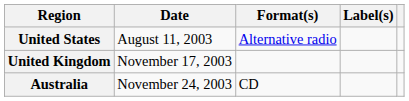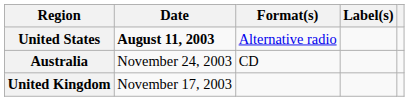(165, 38) normal -> (166, 38) bold
rows swapped: (59, 61) <-> (59, 84)
